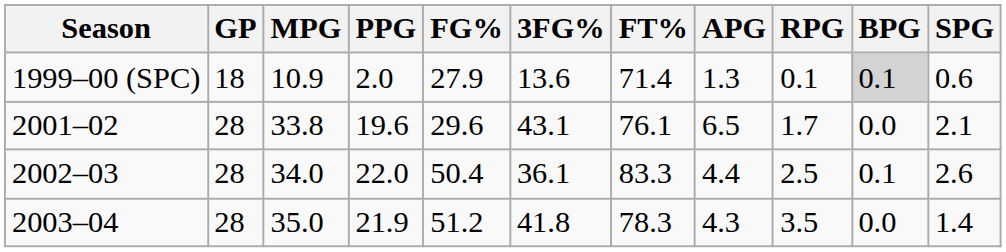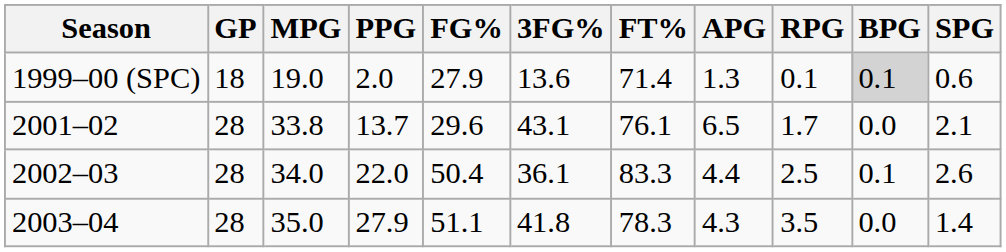(297, 76) 10.9 -> (297, 76) 19.0
(382, 125) 19.6 -> (382, 125) 13.7
(382, 221) 21.9 -> (382, 221) 27.9
(457, 221) 51.2 -> (457, 221) 51.1
